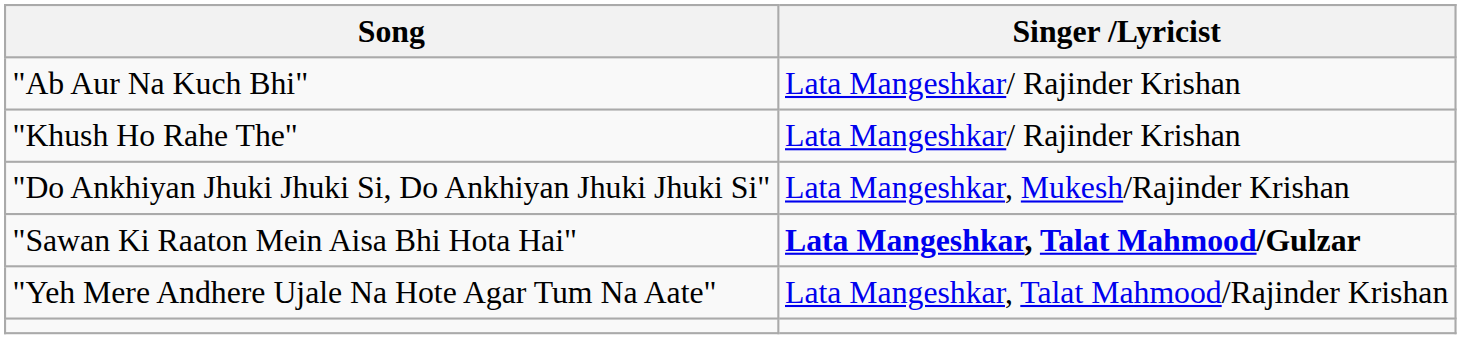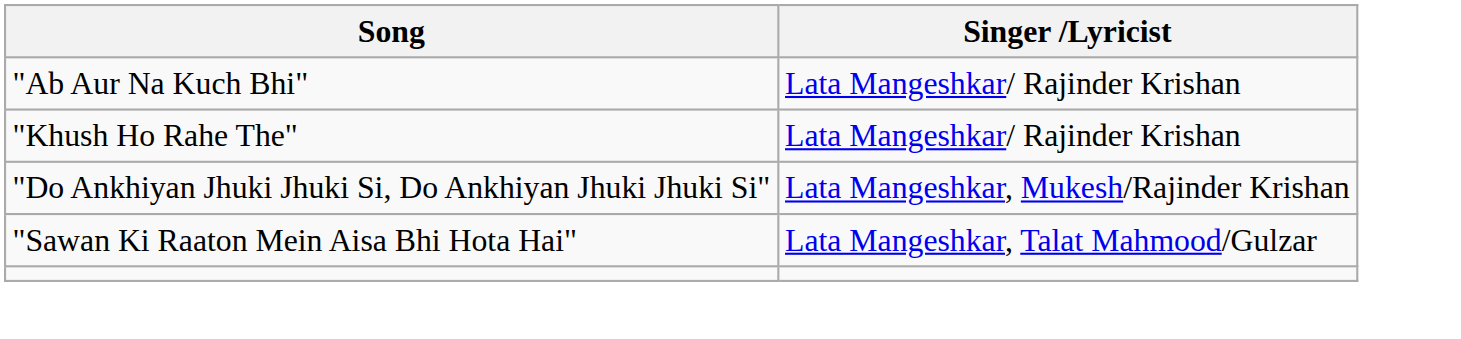(1073, 240) bold -> (1051, 240) normal
- row: (364, 292)
